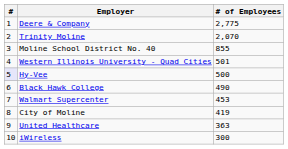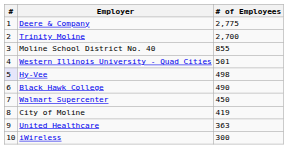(227, 36) 2,070 -> (227, 36) 2,700
(223, 74) 500 -> (223, 74) 498
(223, 100) 453 -> (223, 100) 450
